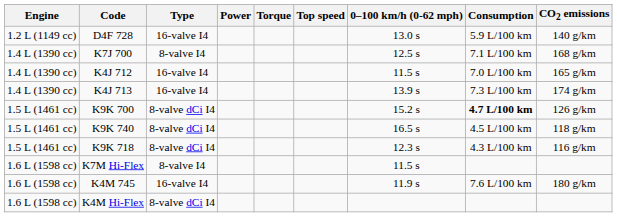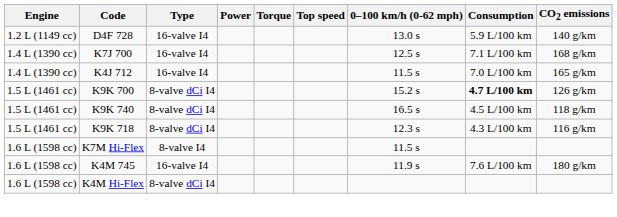(182, 53) 8-valve I4 -> (182, 53) 16-valve I4
- row: (113, 90)
